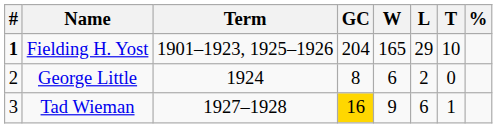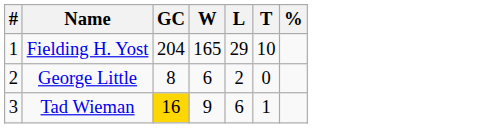- column: (245, 19)
(13, 48) bold -> (13, 48) normal
